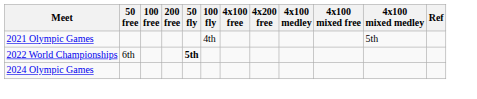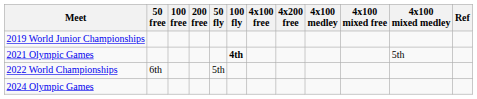+ row: (76, 39)
(209, 39) normal -> (236, 54) bold
(192, 54) bold -> (218, 70) normal
